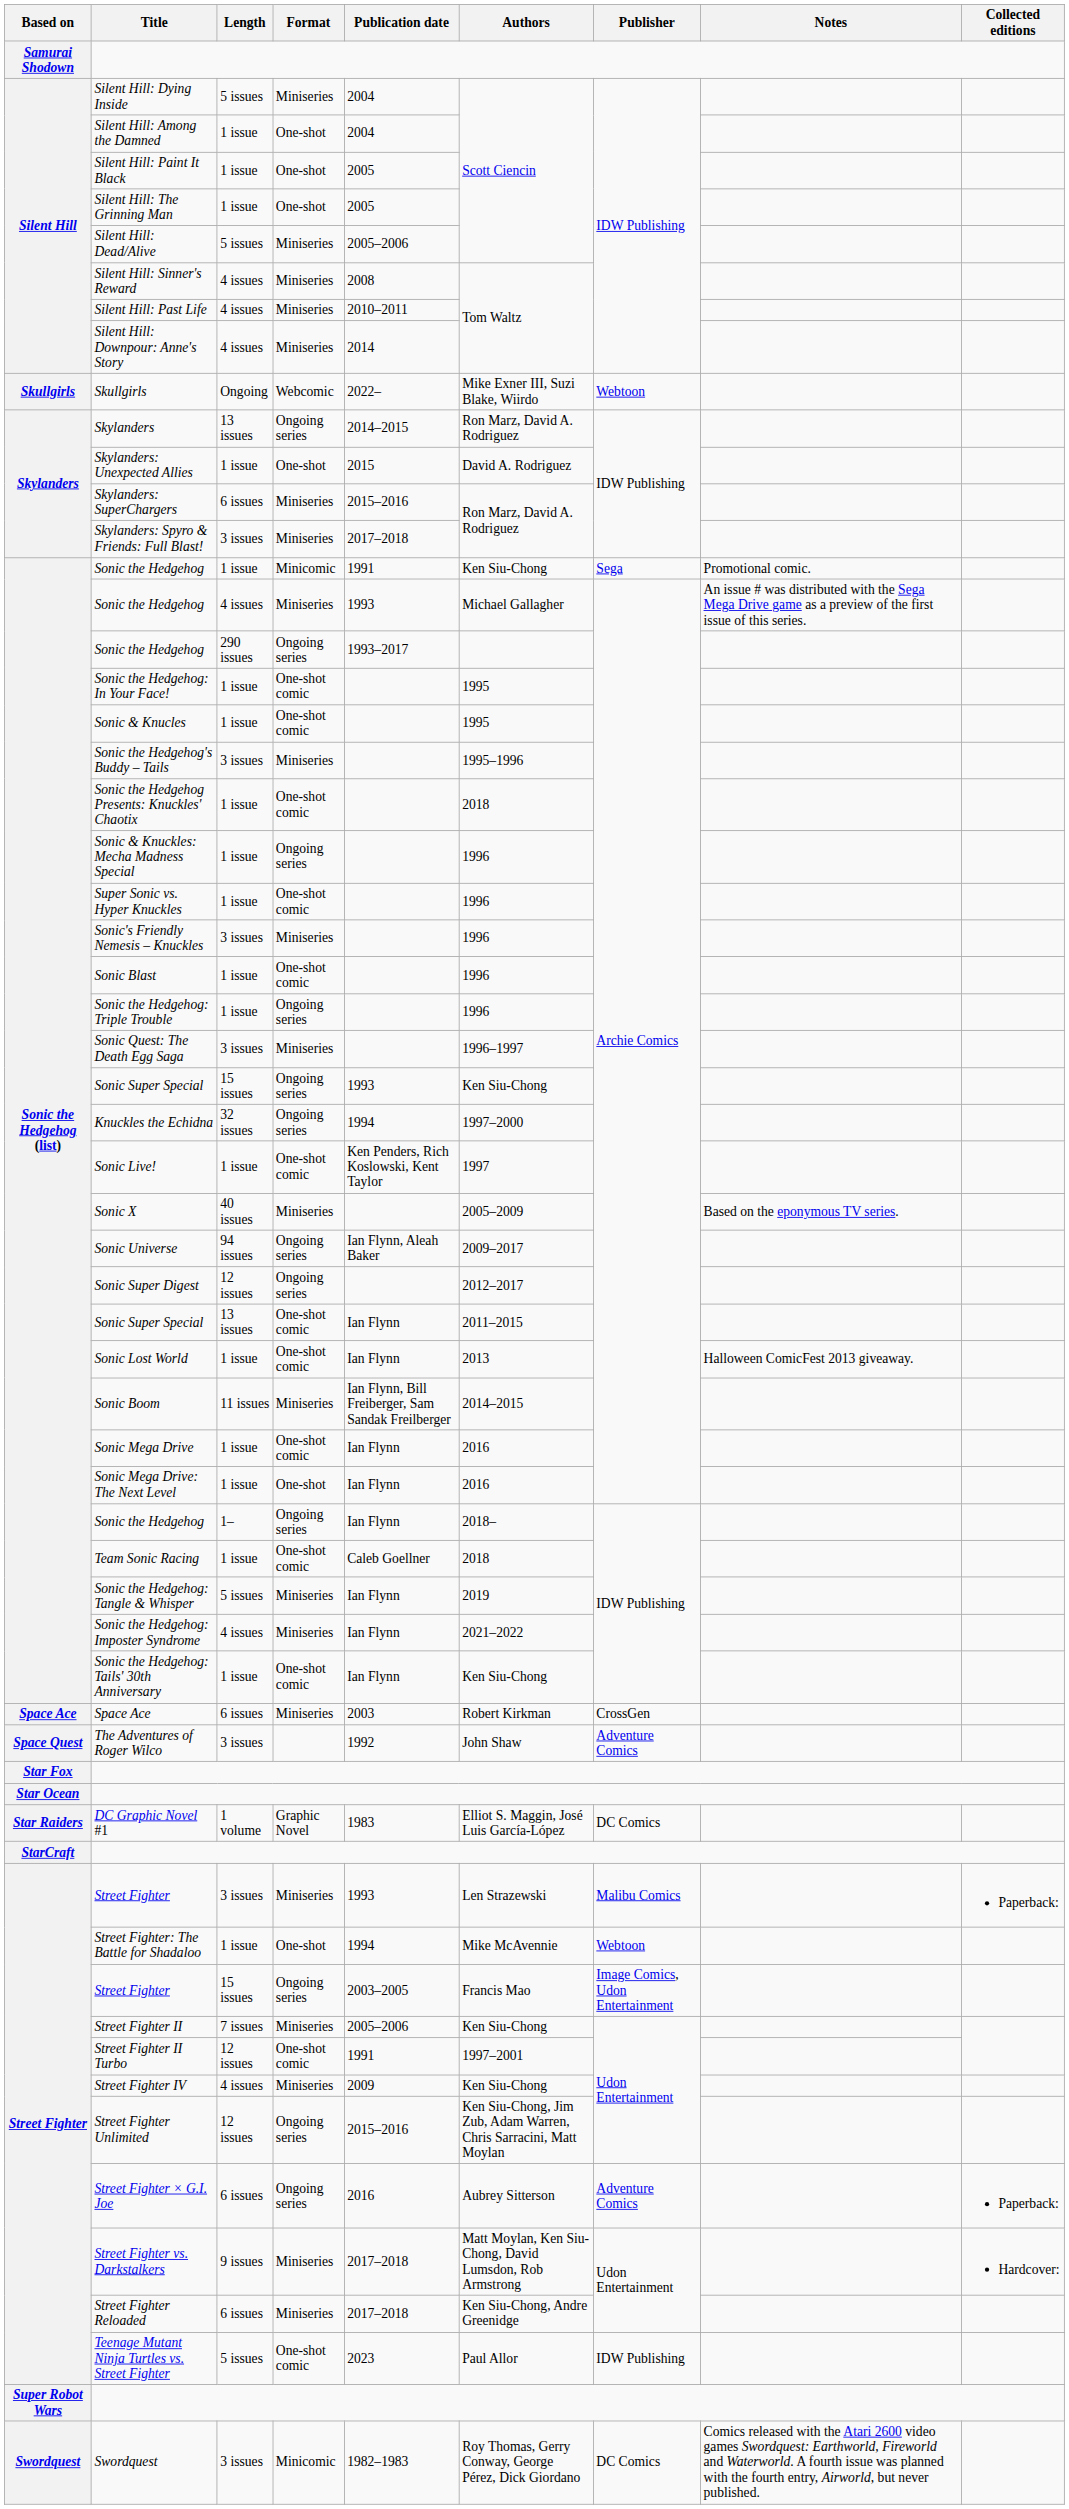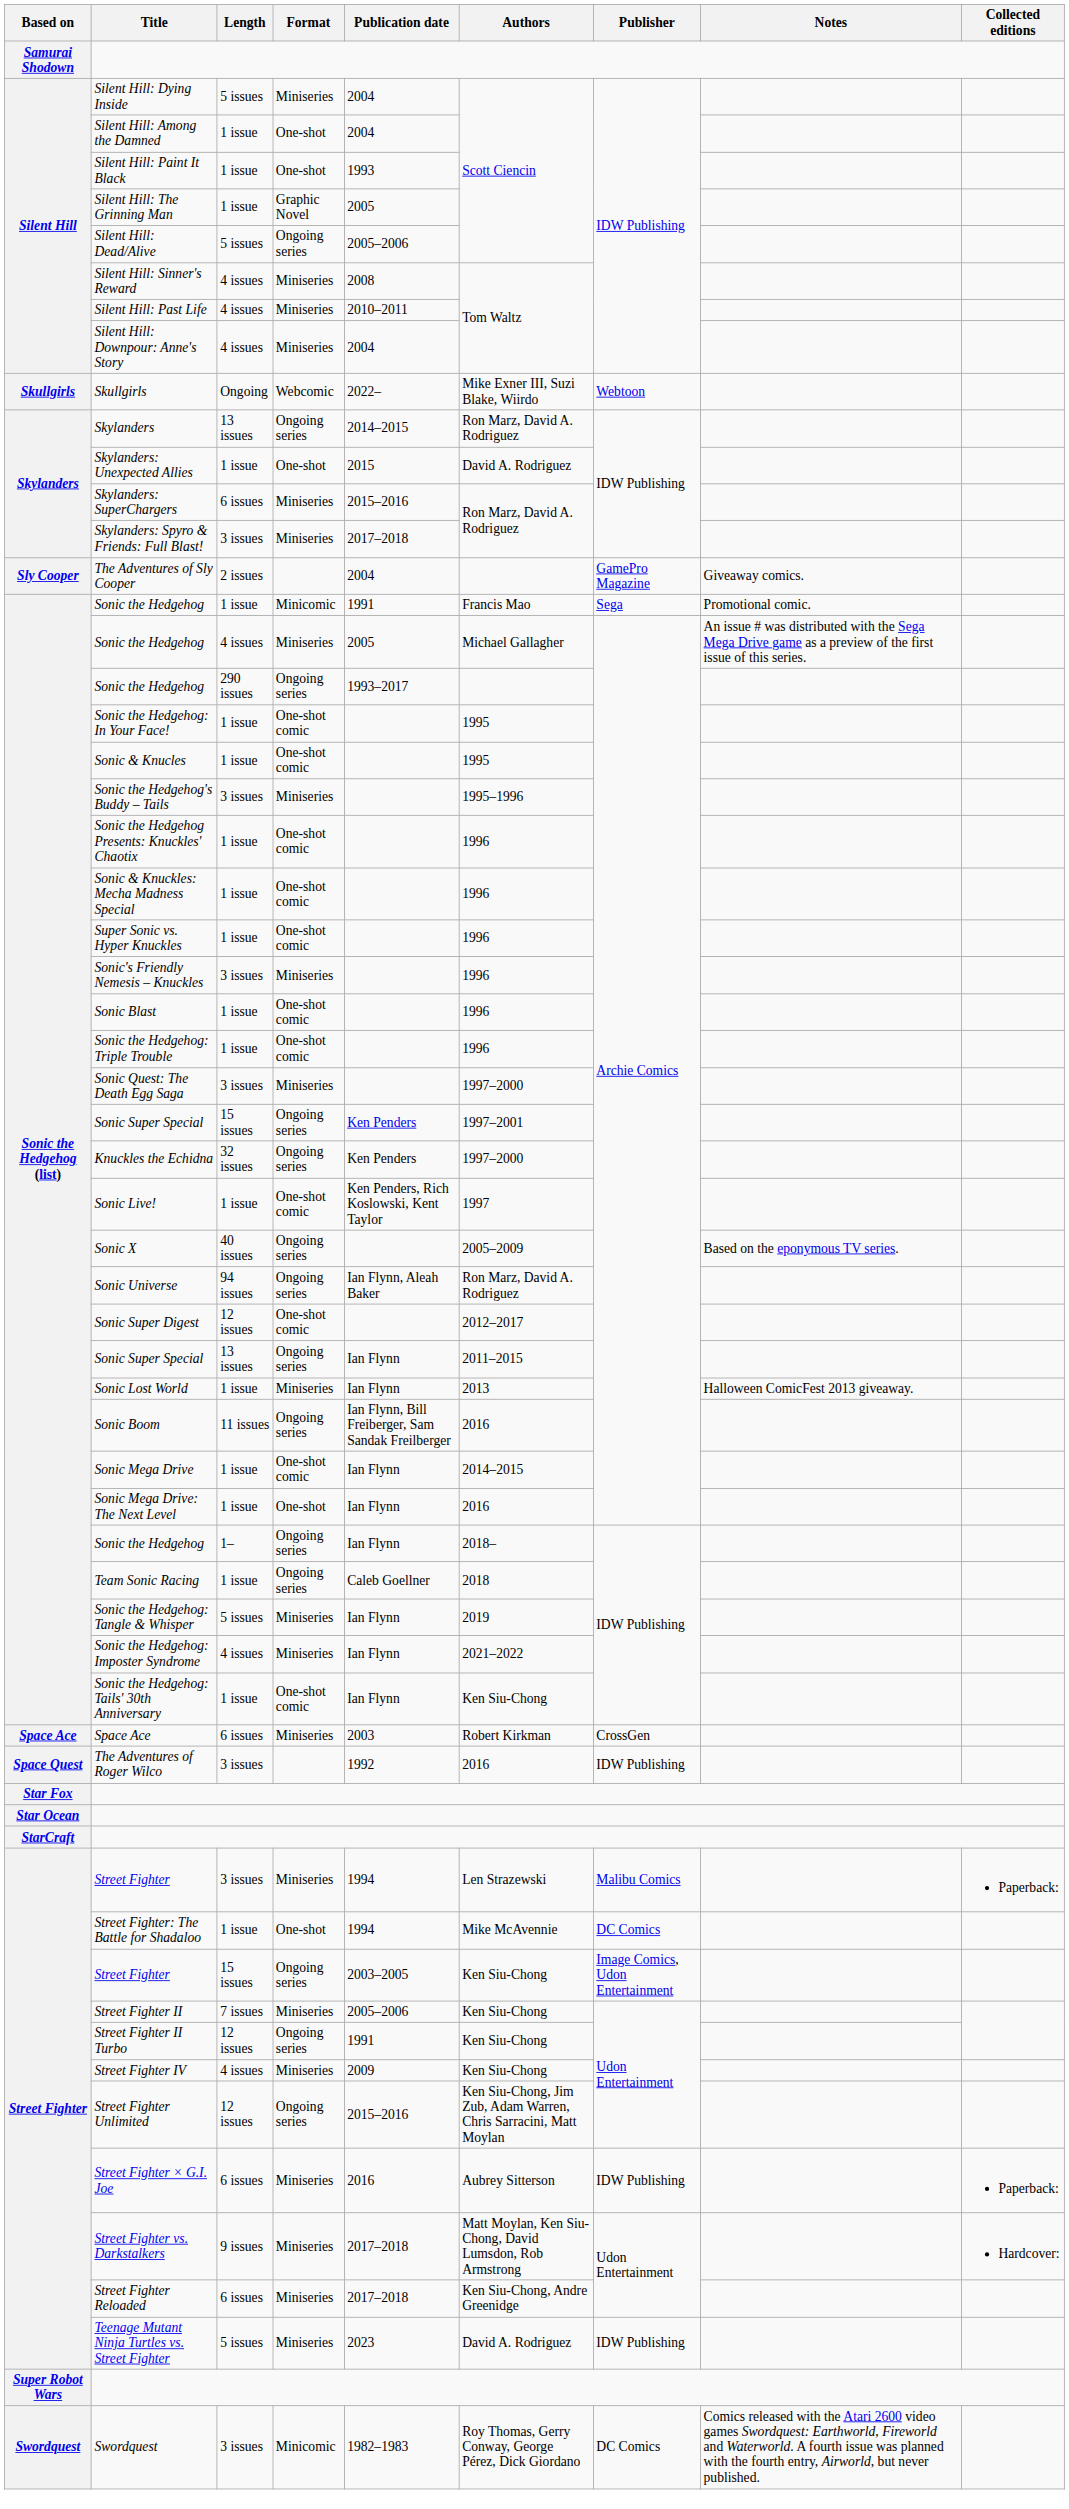(361, 170) 2005 -> (361, 170) 1993
(301, 207) One-shot -> (298, 207) Graphic Novel
(305, 244) Miniseries -> (300, 244) Ongoing series
(361, 347) 2014 -> (361, 347) 2004
+ row: (154, 575)
(505, 568) Ken Siu-Chong -> (496, 605) Francis Mao
(361, 605) 1993 -> (361, 642) 2005
(476, 804) 2018 -> (476, 841) 1996
(300, 856) Ongoing series -> (301, 893) One-shot comic
(300, 1012) Ongoing series -> (301, 1048) One-shot comic
(493, 1048) 1996–1997 -> (493, 1085) 1997–2000
(361, 1085) 1993 -> (382, 1122) Ken Penders
(505, 1085) Ken Siu-Chong -> (493, 1122) 1997–2001
(361, 1122) 1994 -> (382, 1159) Ken Penders
(305, 1211) Miniseries -> (300, 1248) Ongoing series
(493, 1248) 2009–2017 -> (517, 1285) Ron Marz, David A. Rodriguez
(300, 1285) Ongoing series -> (301, 1322) One-shot comic
(301, 1322) One-shot comic -> (300, 1359) Ongoing series
(301, 1359) One-shot comic -> (305, 1388) Miniseries
(305, 1403) Miniseries -> (300, 1425) Ongoing series
(493, 1403) 2014–2015 -> (476, 1425) 2016
(476, 1448) 2016 -> (493, 1469) 2014–2015
(301, 1558) One-shot comic -> (300, 1580) Ongoing series
(492, 1743) John Shaw -> (476, 1764) 2016
(625, 1743) Adventure Comics -> (641, 1764) IDW Publishing
- row: (146, 1823)
(361, 1895) 1993 -> (361, 1879) 1994
(621, 1945) Webtoon -> (628, 1930) DC Comics
(496, 1990) Francis Mao -> (505, 1974) Ken Siu-Chong
(301, 2056) One-shot comic -> (300, 2041) Ongoing series
(493, 2056) 1997–2001 -> (505, 2041) Ken Siu-Chong
(300, 2195) Ongoing series -> (305, 2180) Miniseries
(625, 2195) Adventure Comics -> (641, 2180) IDW Publishing
(301, 2358) One-shot comic -> (305, 2343) Miniseries
(490, 2358) Paul Allor -> (517, 2343) David A. Rodriguez
